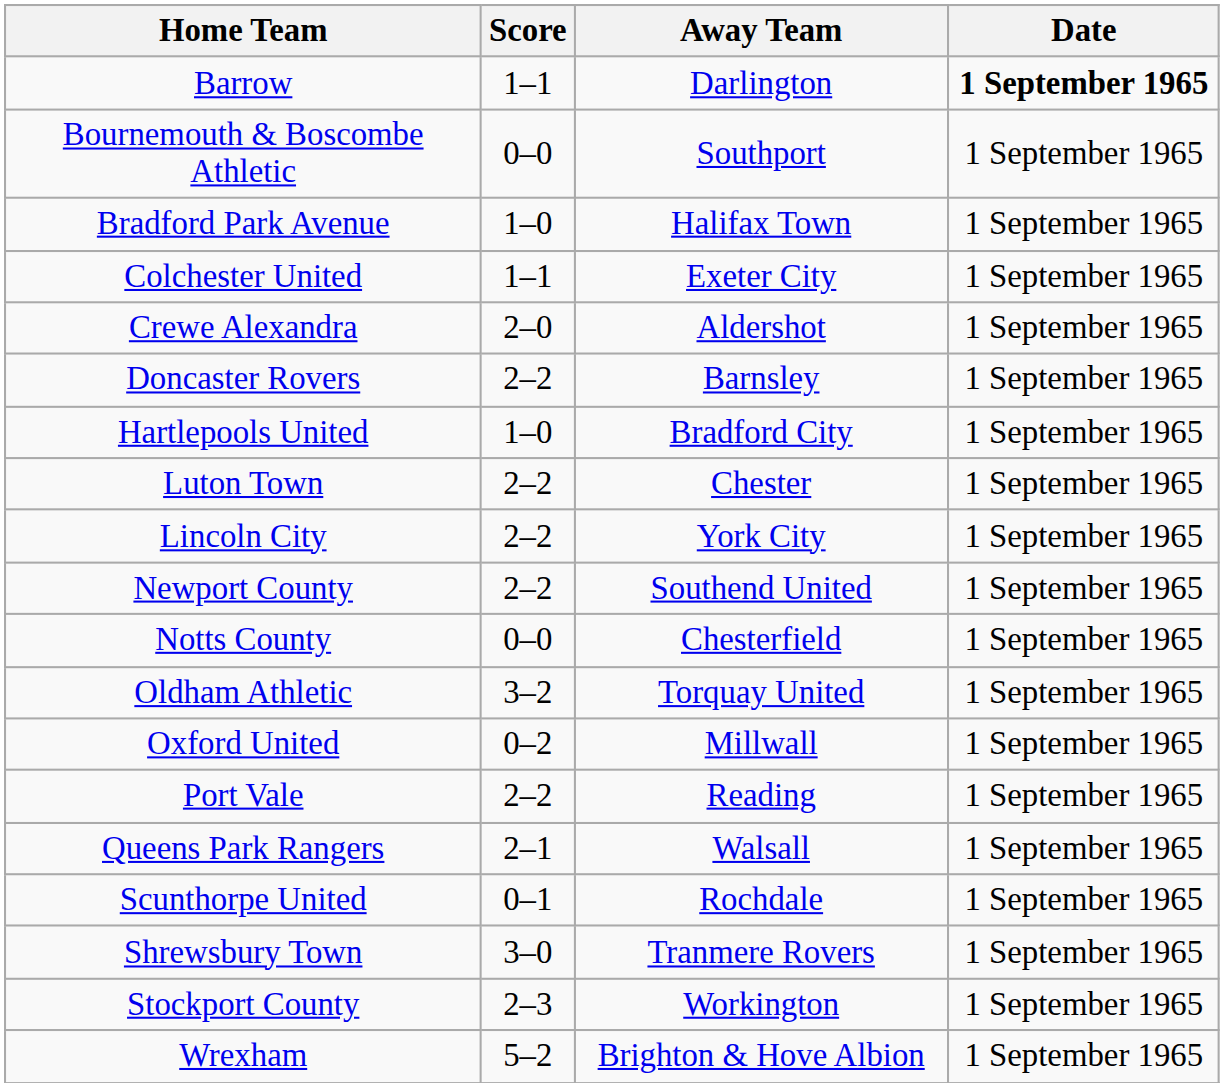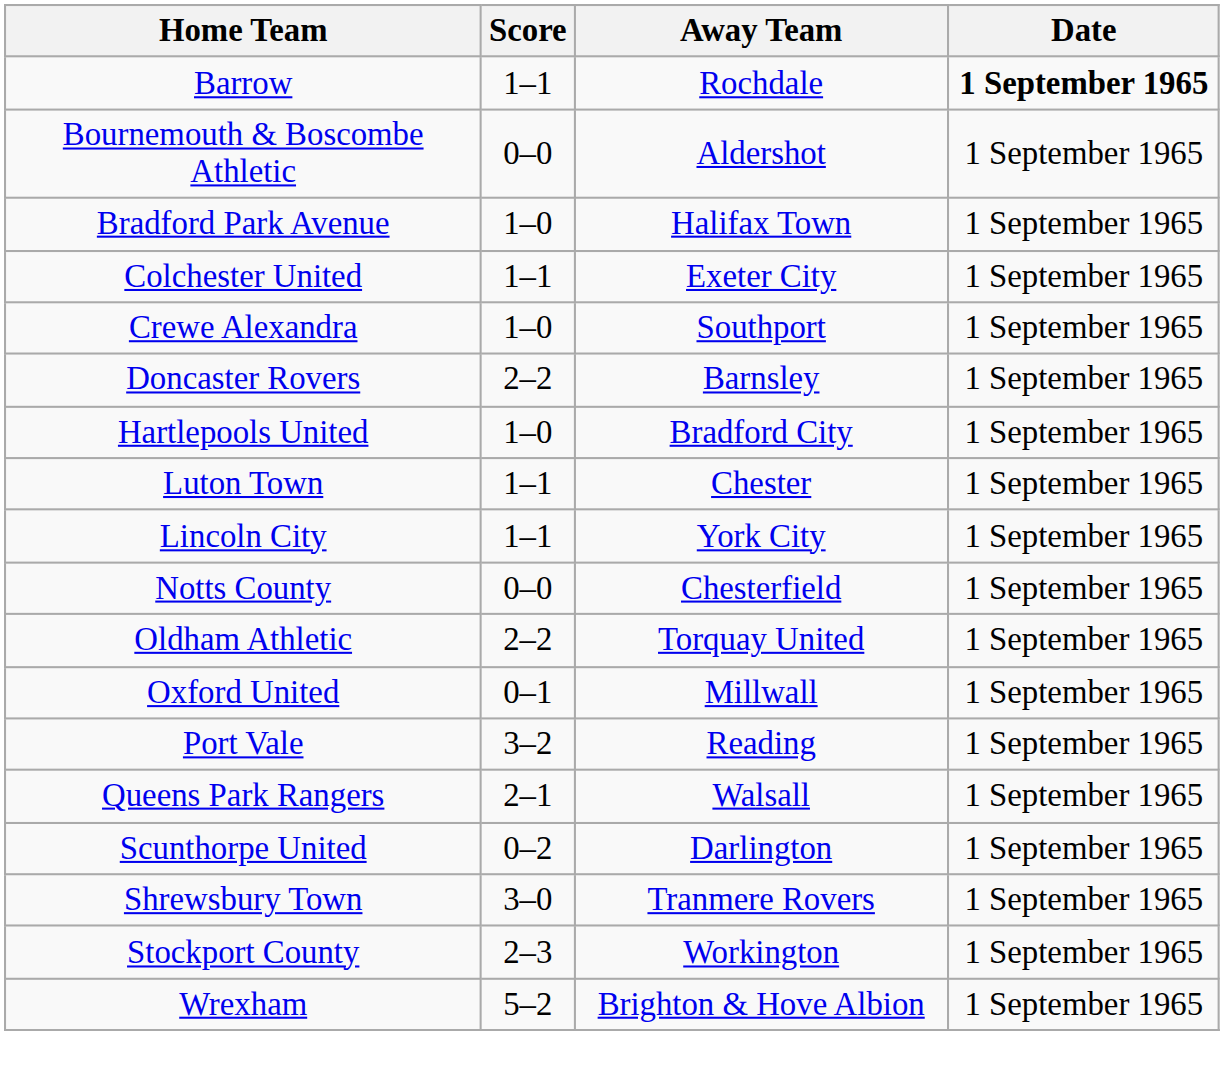(761, 82) Darlington -> (761, 82) Rochdale
(761, 152) Southport -> (761, 152) Aldershot
(528, 327) 2–0 -> (528, 327) 1–0
(761, 327) Aldershot -> (761, 327) Southport
(528, 483) 2–2 -> (528, 483) 1–1
(528, 535) 2–2 -> (528, 535) 1–1
- row: (243, 587)
(528, 691) 3–2 -> (528, 639) 2–2
(528, 743) 0–2 -> (528, 691) 0–1
(528, 795) 2–2 -> (528, 743) 3–2
(528, 899) 0–1 -> (528, 847) 0–2
(761, 899) Rochdale -> (761, 847) Darlington
